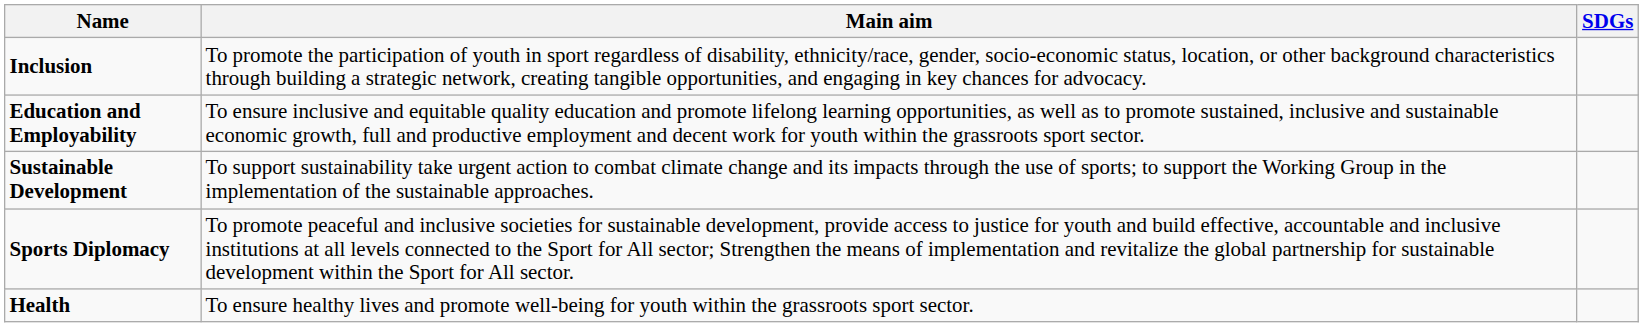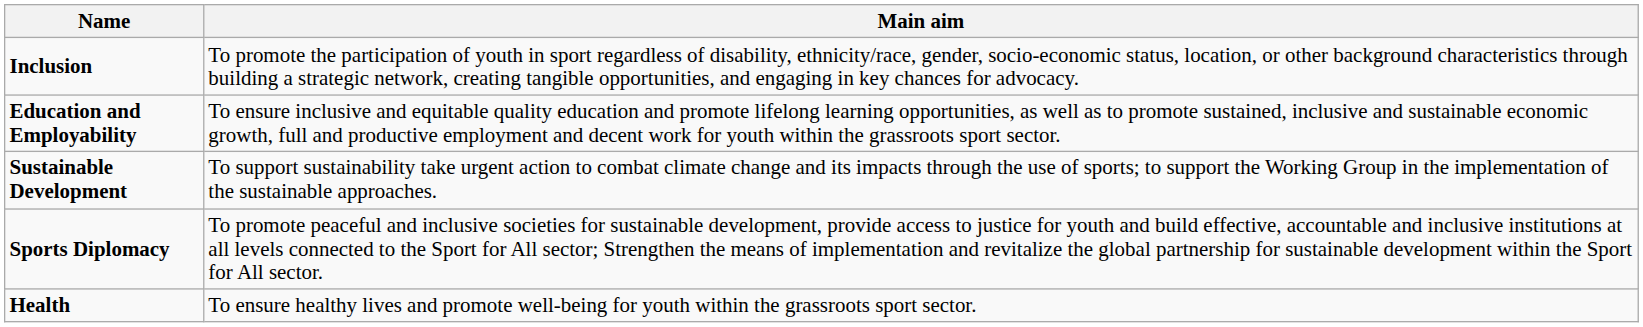- column: (1608, 21)
